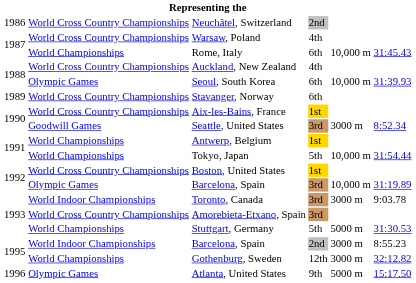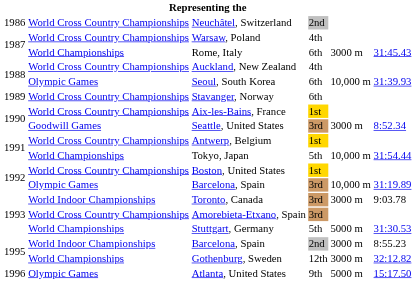(351, 52) 10,000 m -> (347, 52) 3000 m
(76, 140) World Championships -> (109, 140) World Cross Country Championships
